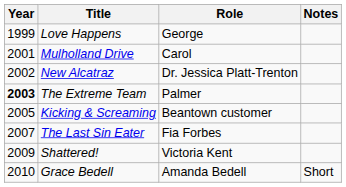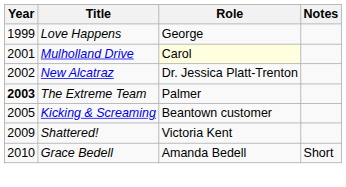(177, 53) no background -> (177, 53) lightyellow background
- row: (92, 133)
